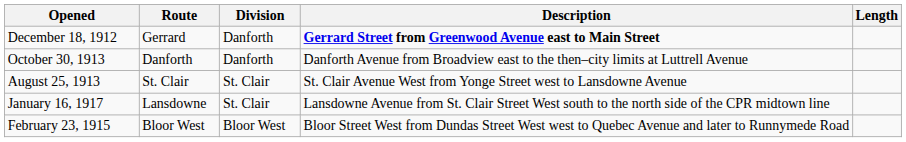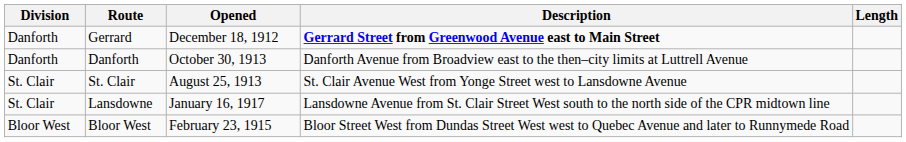columns swapped: (260, 15) <-> (72, 15)
